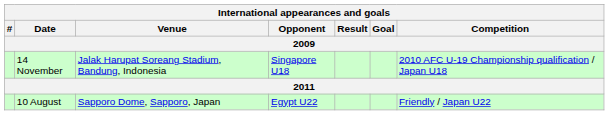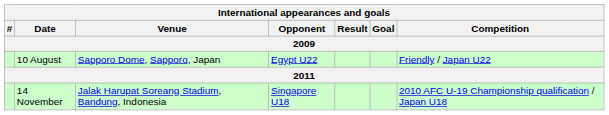rows swapped: (40, 65) <-> (39, 102)
